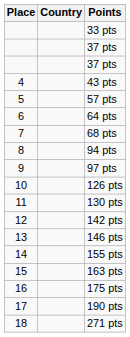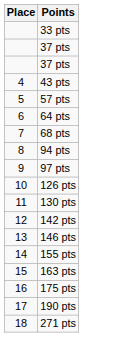- column: (61, 13)
